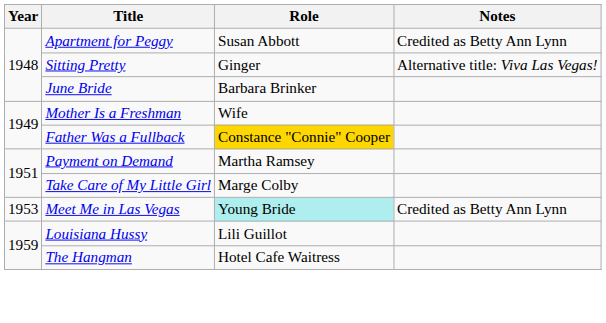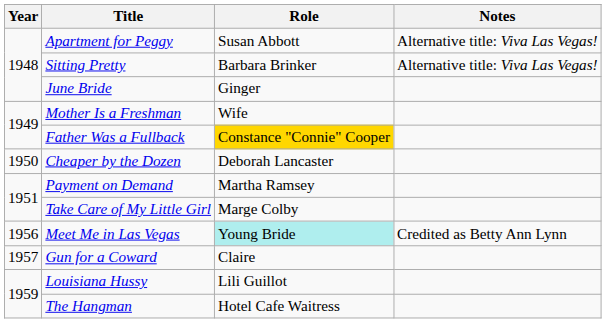(482, 40) Credited as Betty Ann Lynn -> (497, 40) Alternative title: Viva Las Vegas!
(239, 64) Ginger -> (267, 64) Barbara Brinker
(267, 88) Barbara Brinker -> (239, 88) Ginger
+ row: (113, 161)
(23, 209) 1953 -> (23, 233) 1956
+ row: (101, 257)
